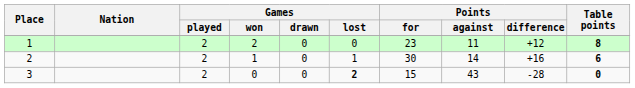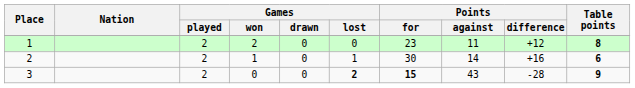(411, 75) normal -> (411, 75) bold
(598, 75) 0 -> (598, 75) 9
